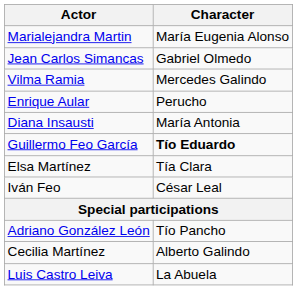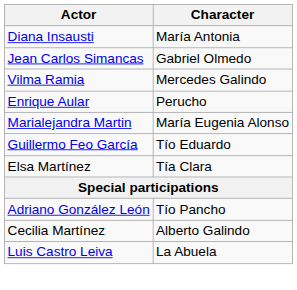rows swapped: (70, 36) <-> (51, 123)
(196, 144) bold -> (193, 144) normal
- row: (34, 187)
